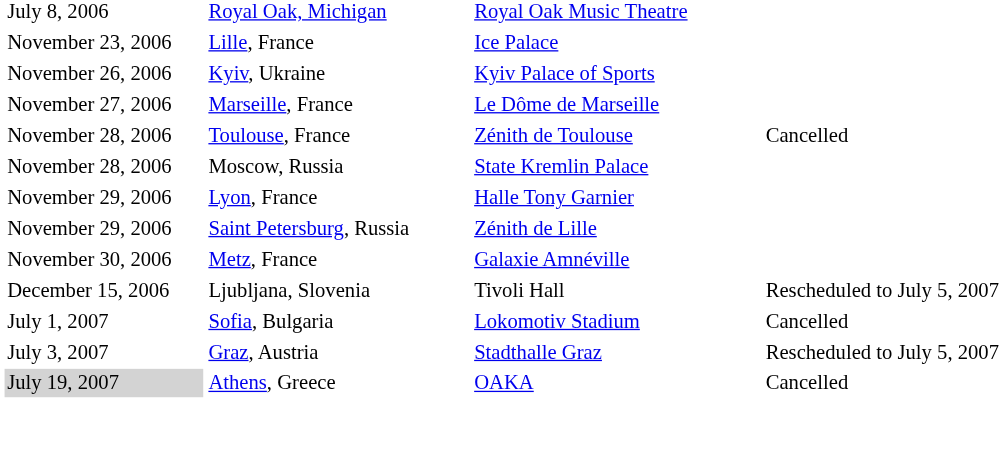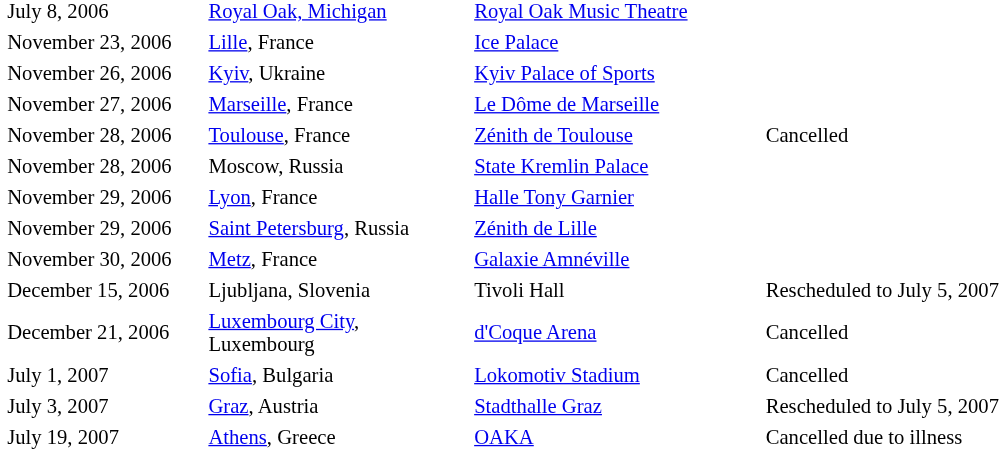+ row: (284, 332)
(63, 382) lightgrey background -> (63, 437) no background
(807, 382) Cancelled -> (864, 437) Cancelled due to illness
